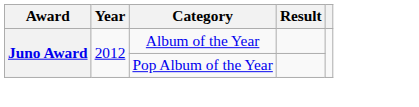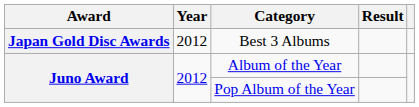+ row: (285, 41)
